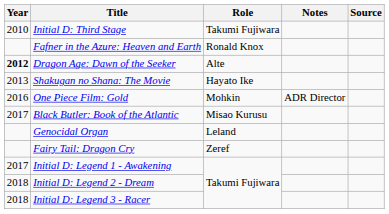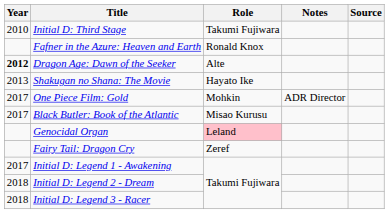(18, 98) 2016 -> (18, 98) 2017
(221, 132) no background -> (221, 132) pink background
